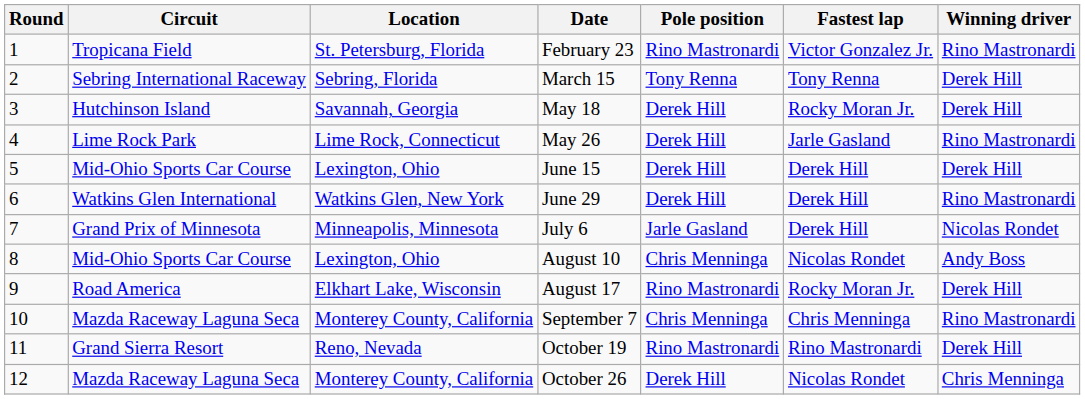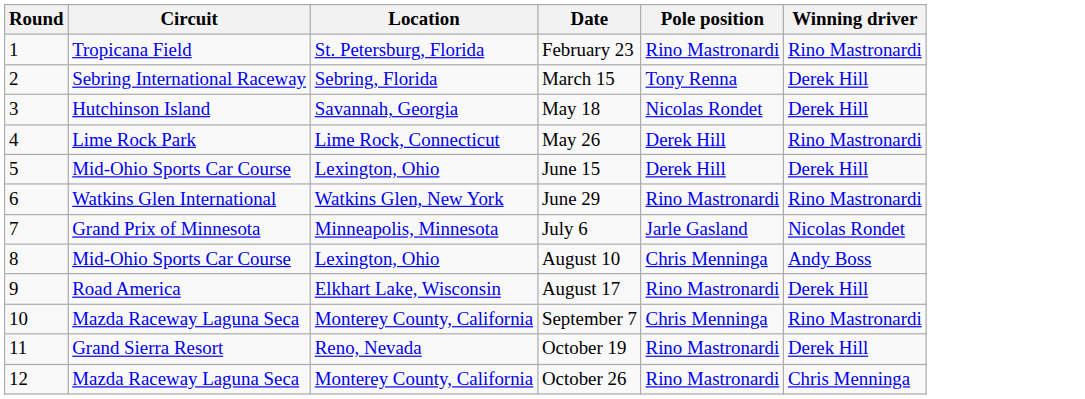- column: (861, 19)
(686, 109) Derek Hill -> (704, 109) Nicolas Rondet
(686, 199) Derek Hill -> (712, 199) Rino Mastronardi
(686, 378) Derek Hill -> (712, 378) Rino Mastronardi
